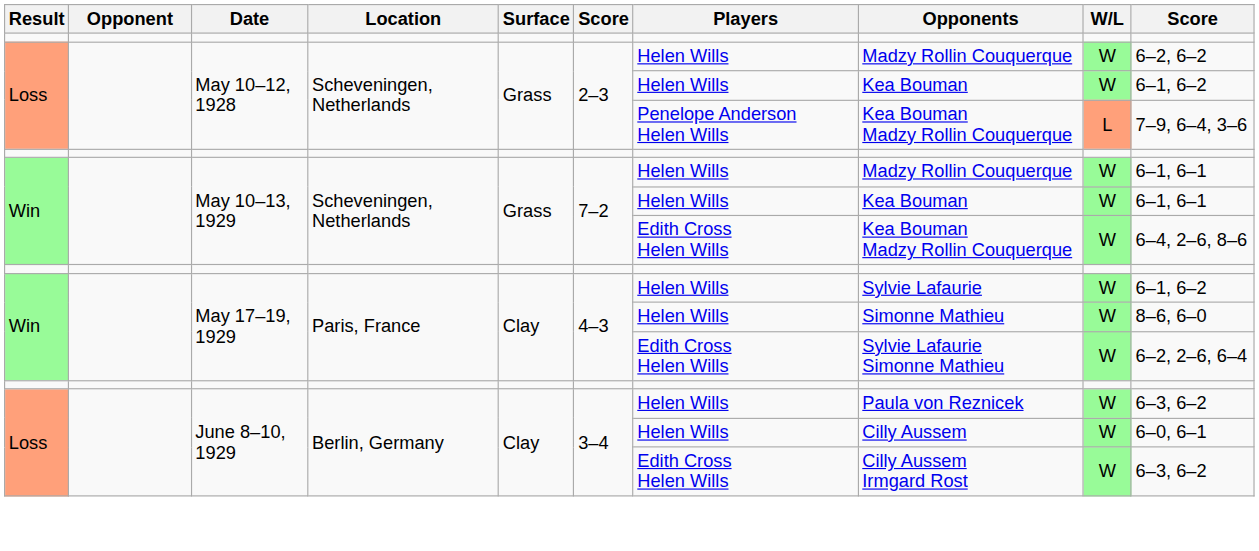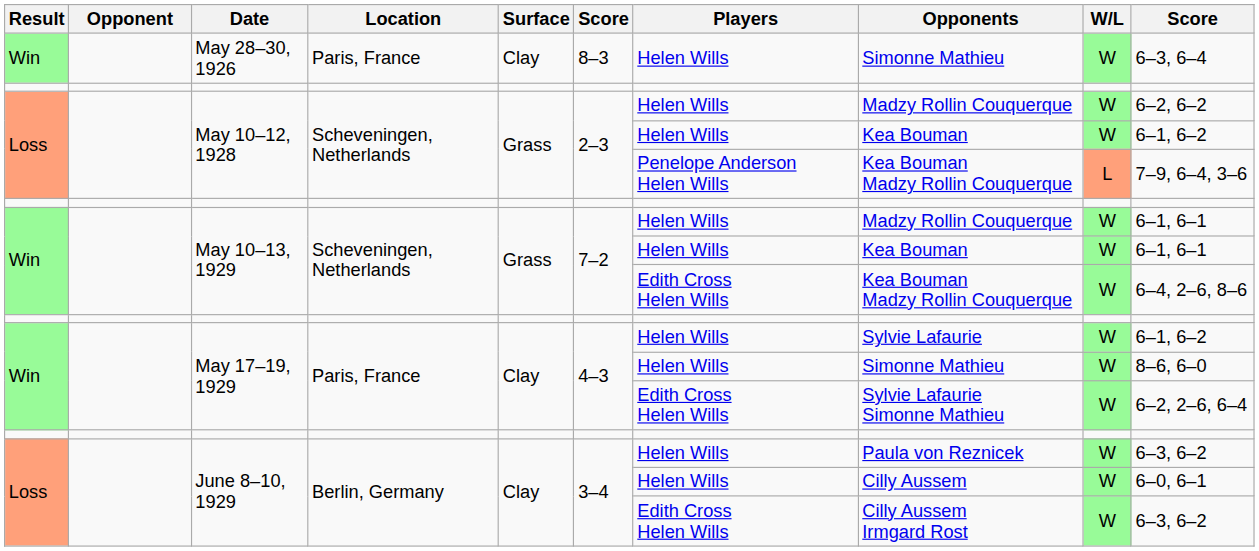+ row: (243, 58)
